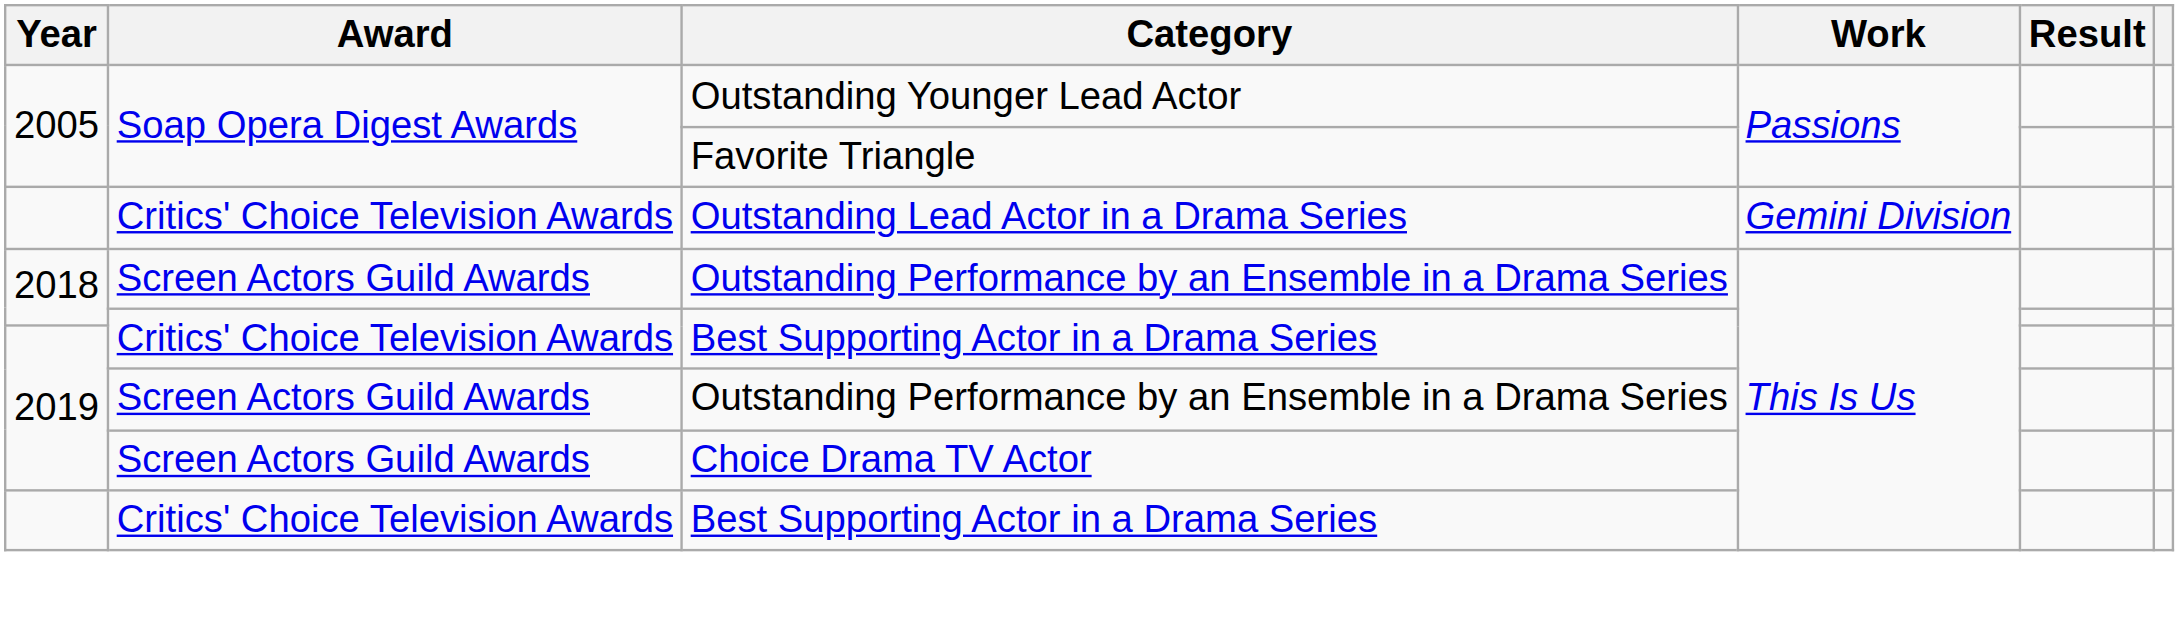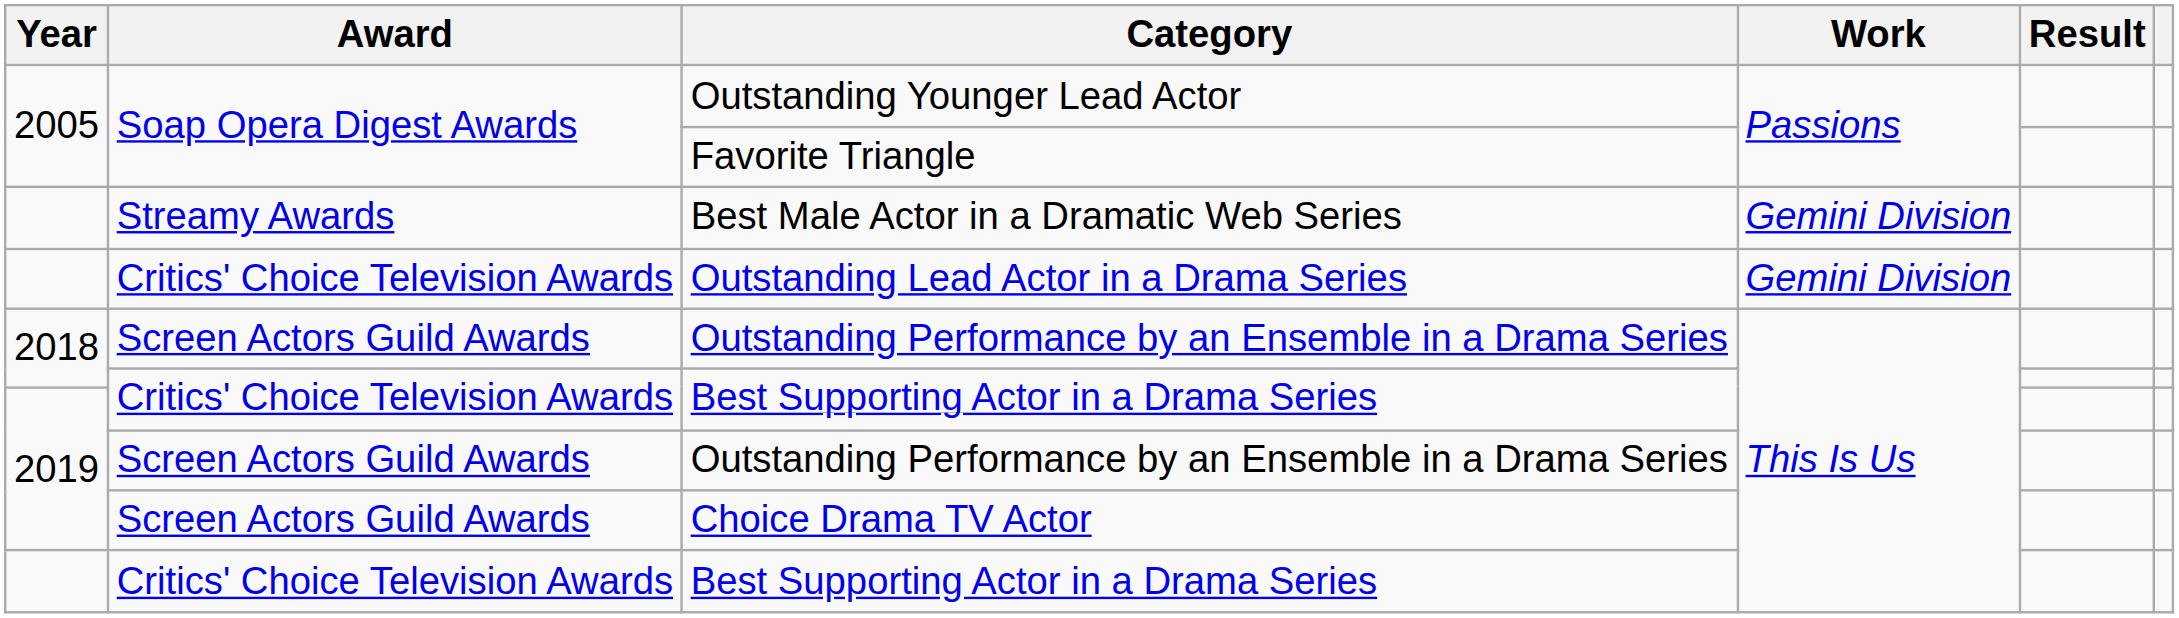+ row: (57, 217)
